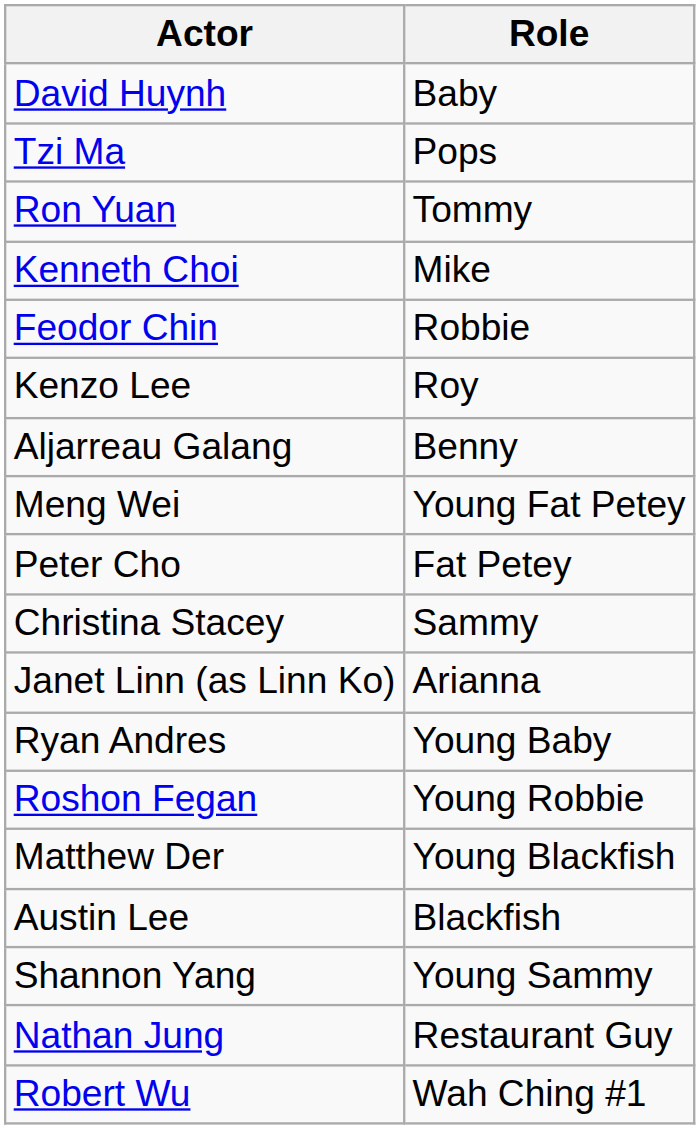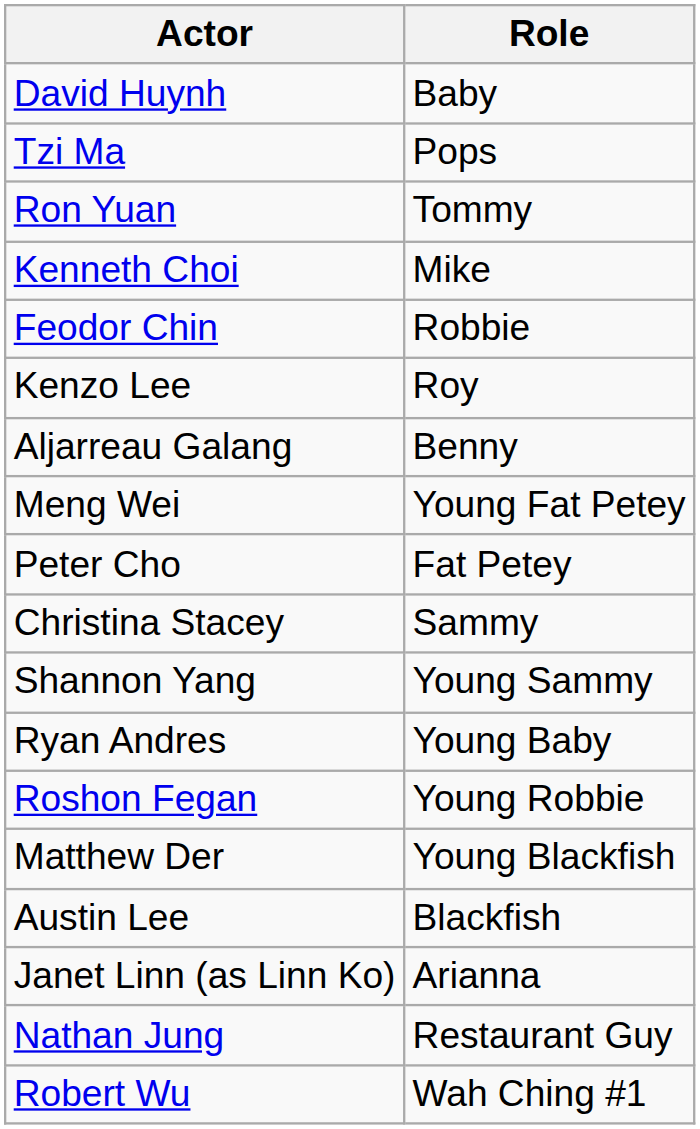rows swapped: (205, 681) <-> (135, 975)
